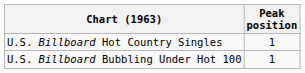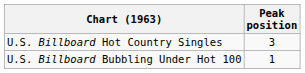(272, 42) 1 -> (272, 42) 3
